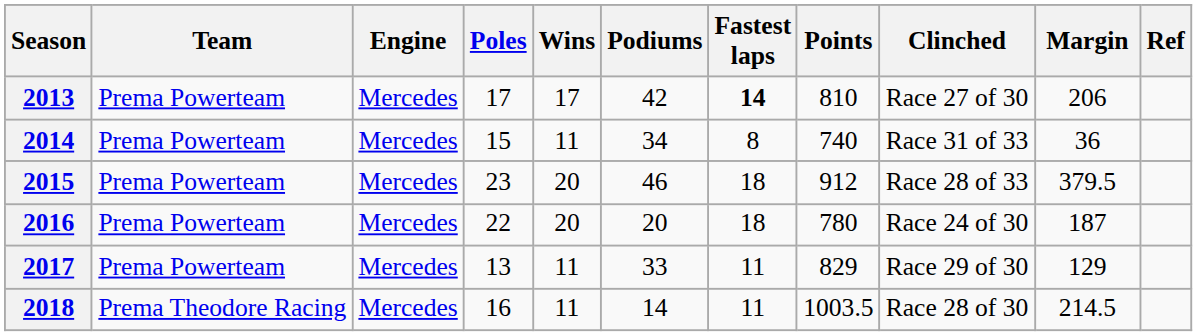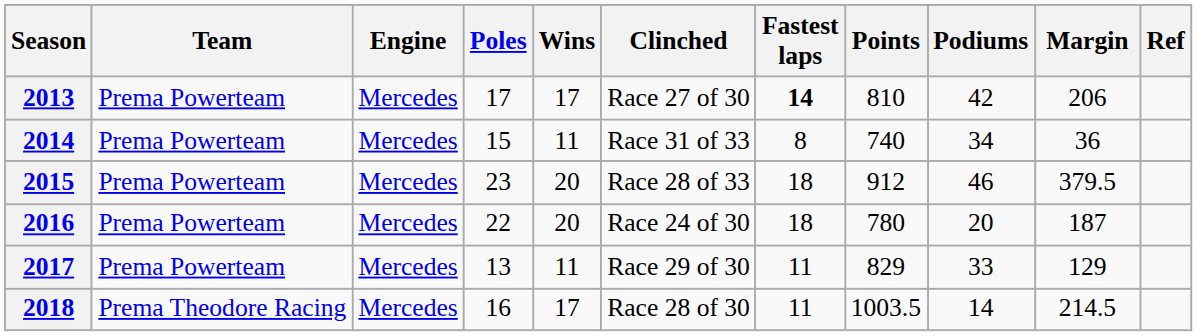columns swapped: (655, 40) <-> (957, 40)
(567, 308) 11 -> (567, 308) 17
